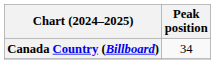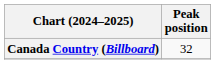(186, 48) 34 -> (186, 48) 32
